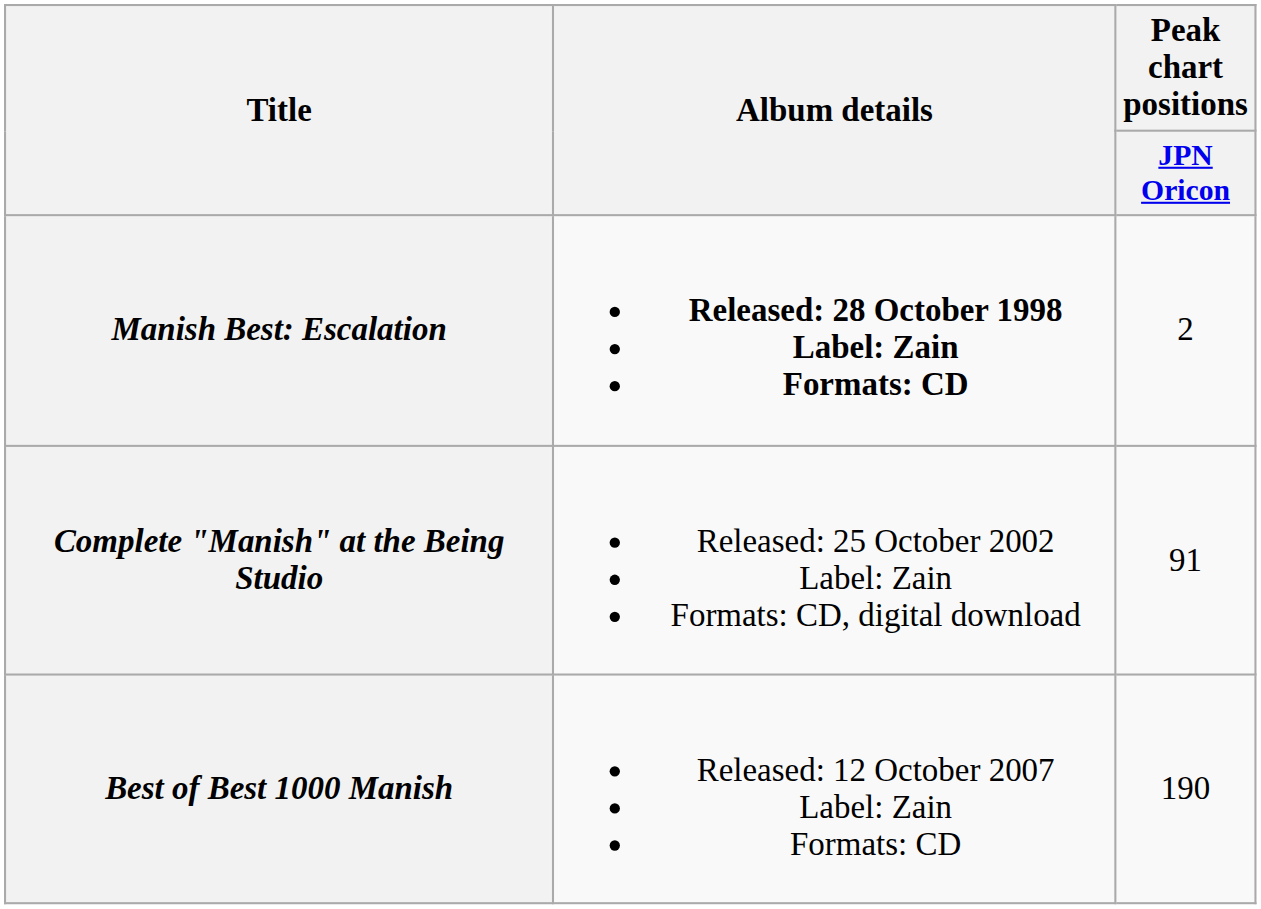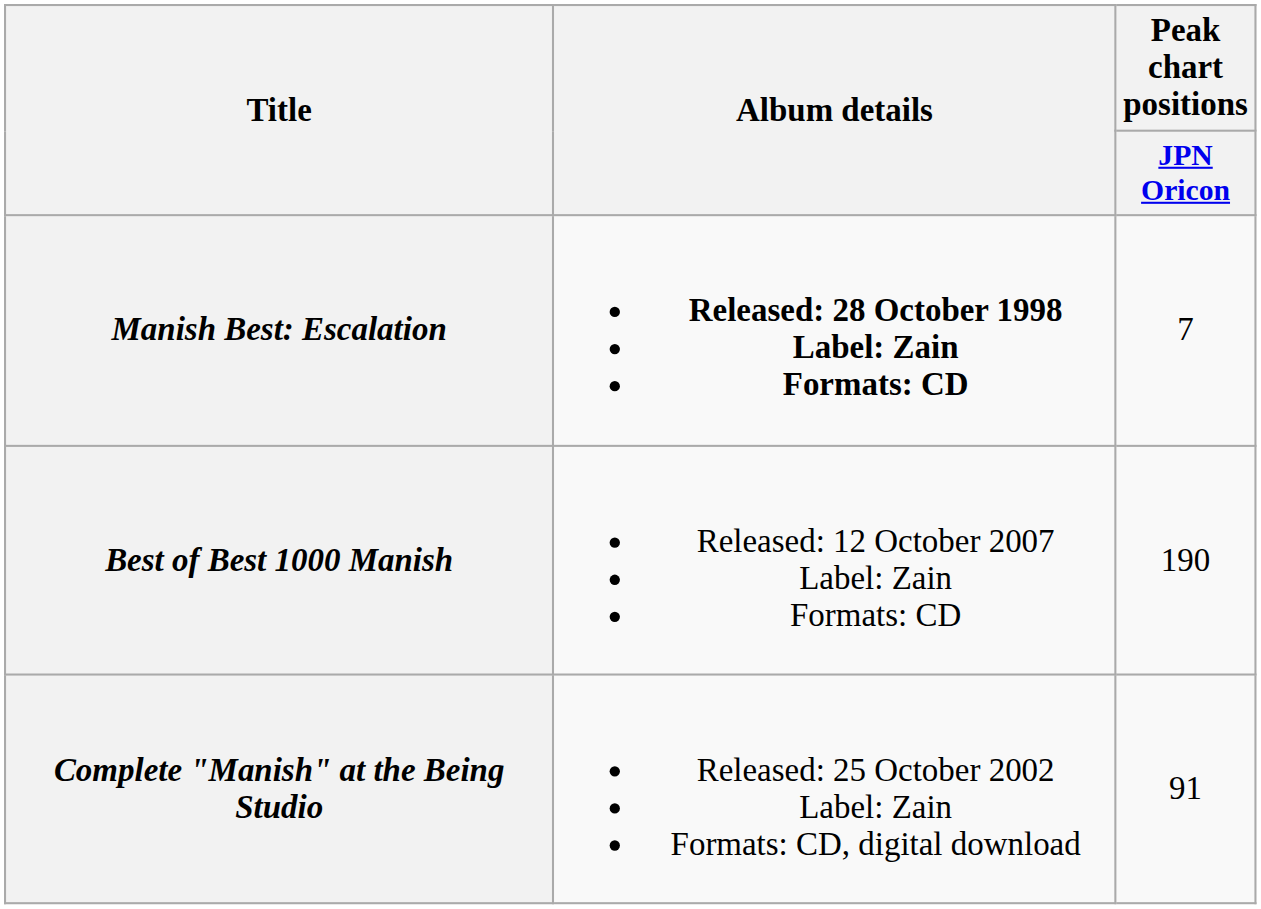(1186, 329) 2 -> (1186, 329) 7
rows swapped: (279, 559) <-> (279, 788)
